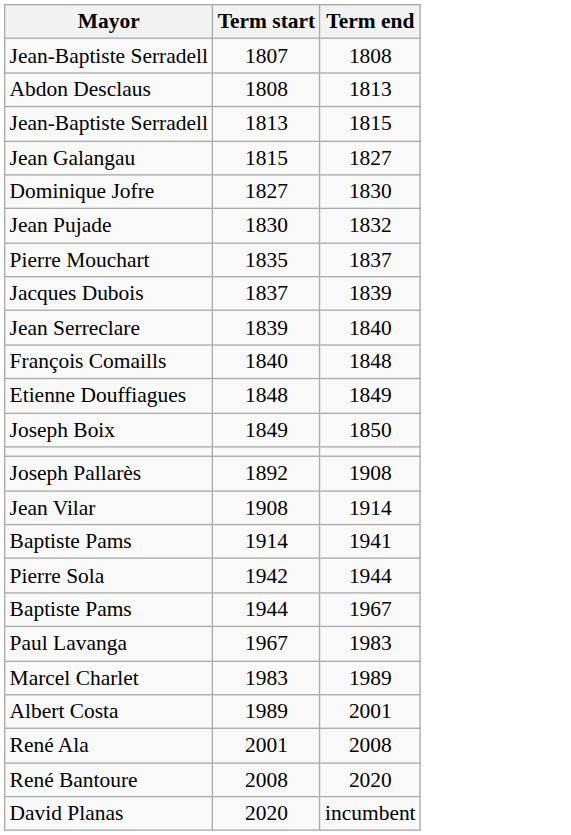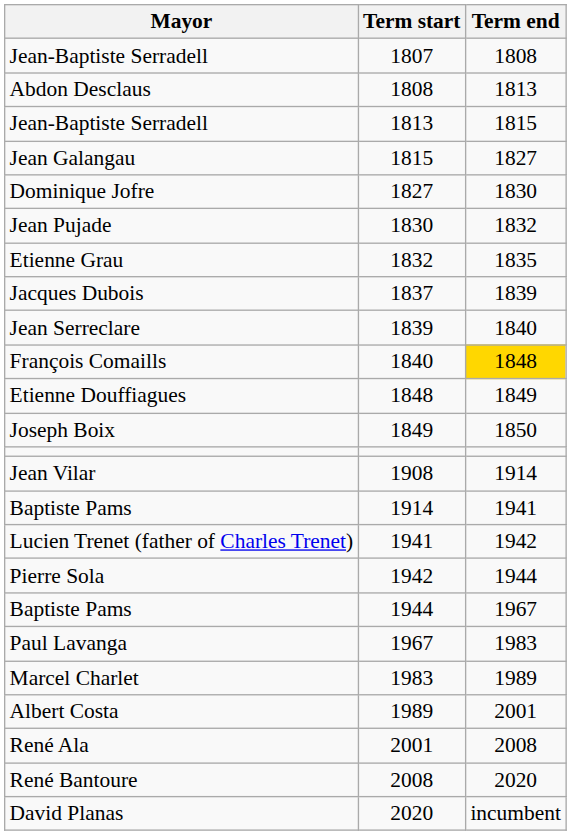+ row: (66, 259)
- row: (80, 259)
(370, 361) no background -> (516, 361) gold background
- row: (75, 473)
+ row: (181, 541)
